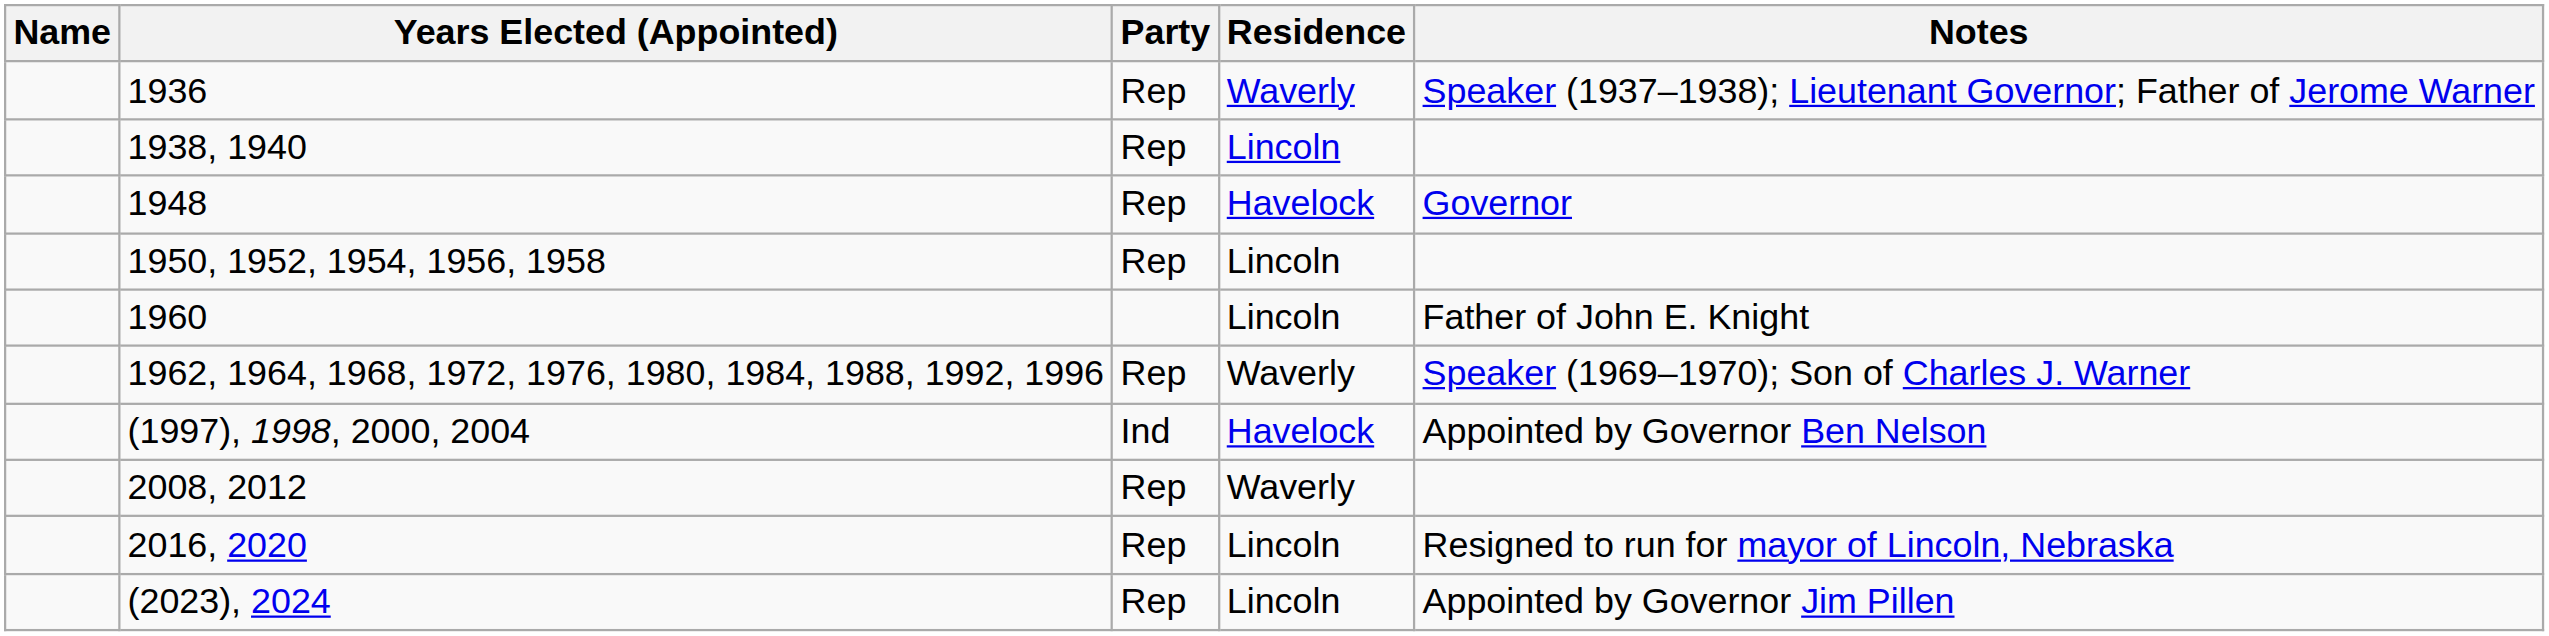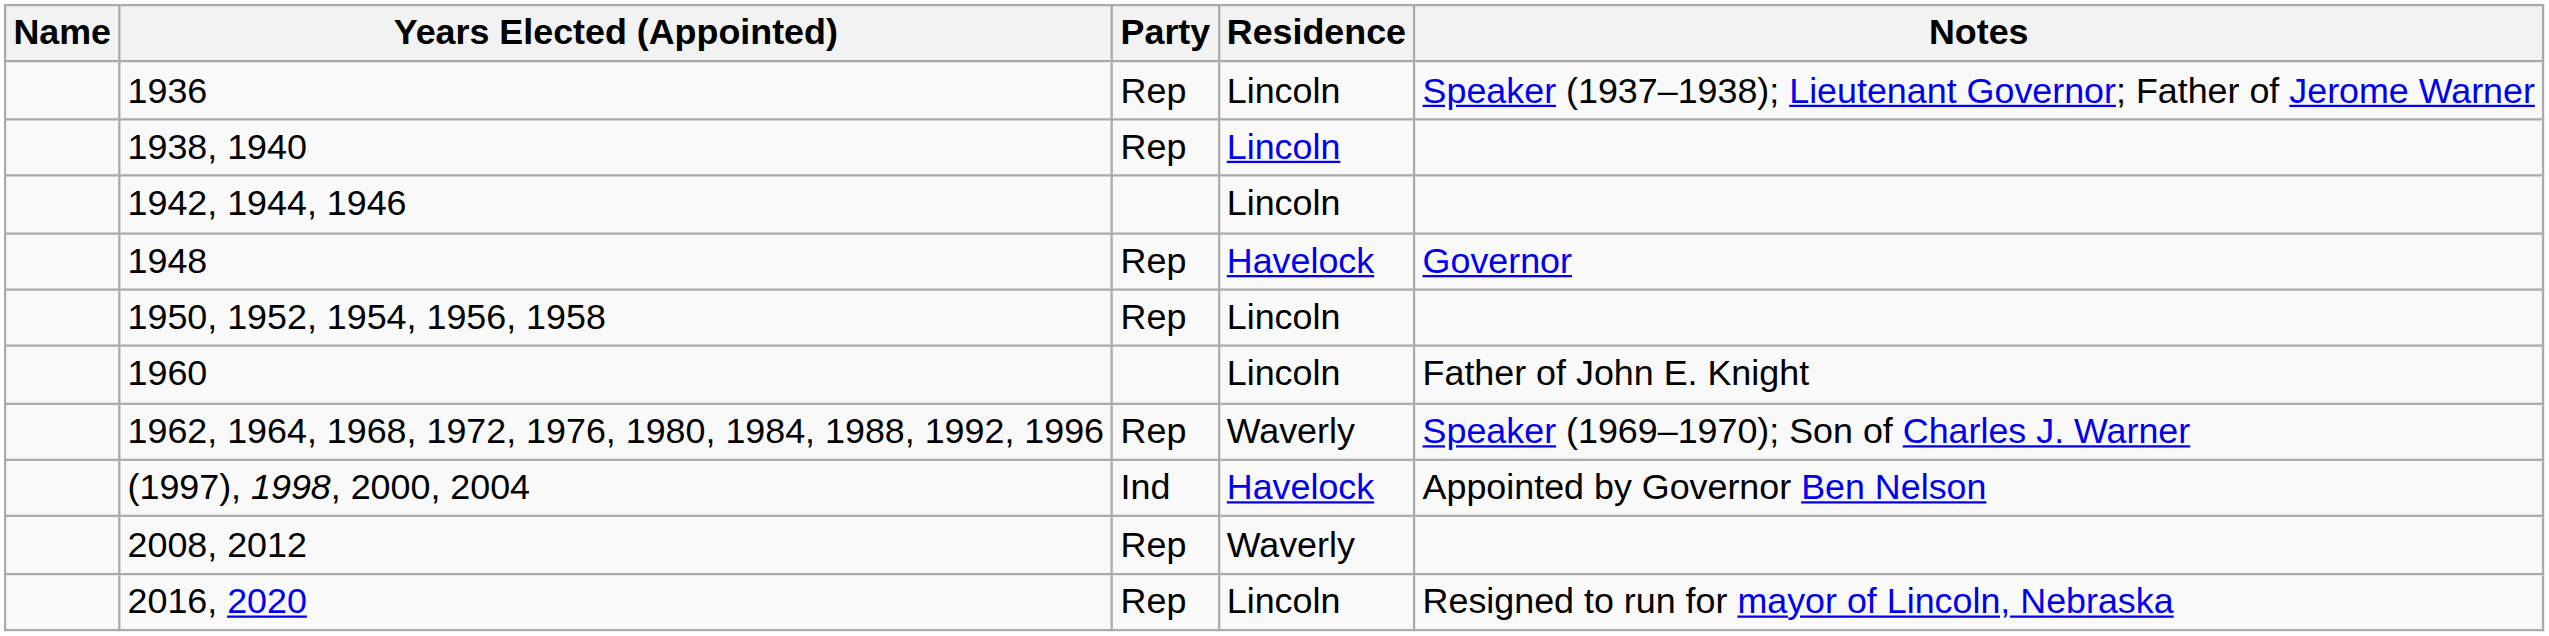(1291, 89) Waverly -> (1284, 89) Lincoln
+ row: (267, 203)
- row: (229, 601)
